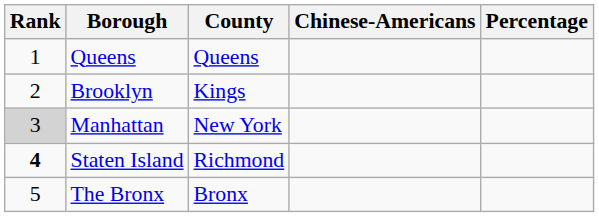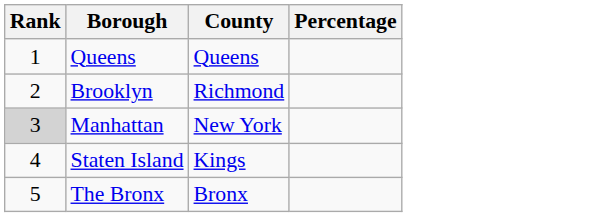- column: (385, 21)
(220, 90) Kings -> (239, 90) Richmond
(35, 159) bold -> (35, 159) normal
(239, 159) Richmond -> (220, 159) Kings
